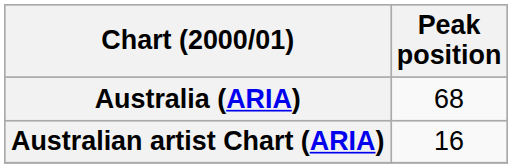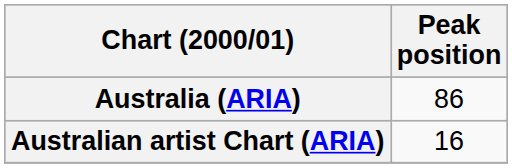(449, 98) 68 -> (449, 98) 86
